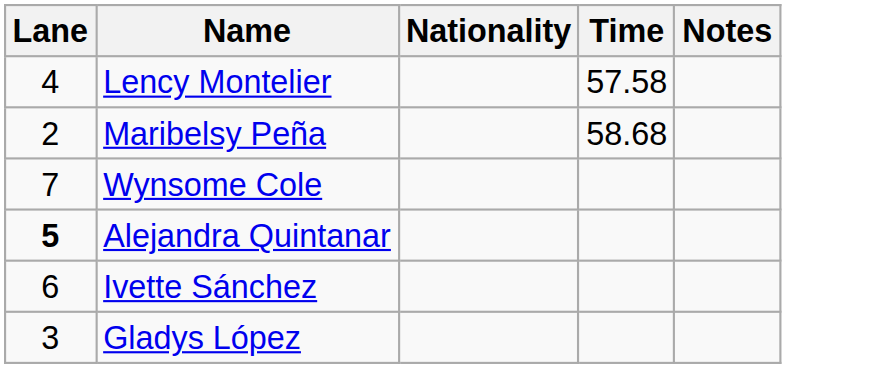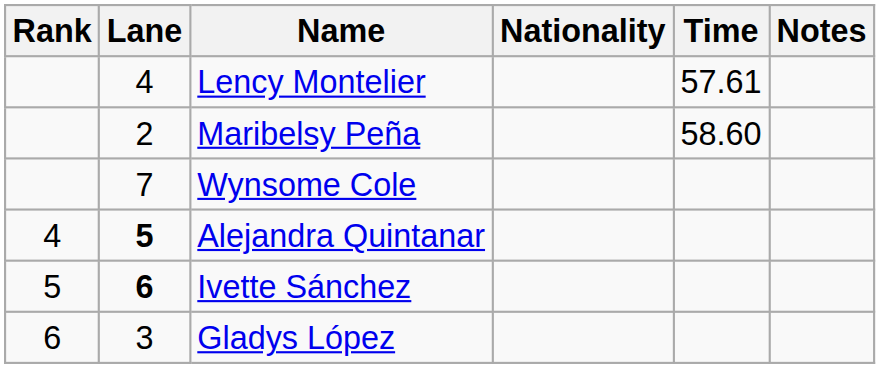+ column: (52, 31)
(627, 82) 57.58 -> (721, 82) 57.61
(627, 133) 58.68 -> (721, 133) 58.60
(50, 287) normal -> (144, 287) bold
